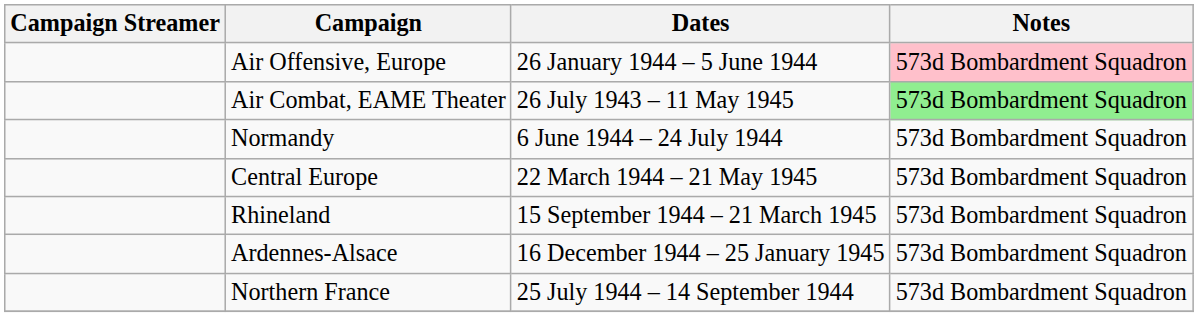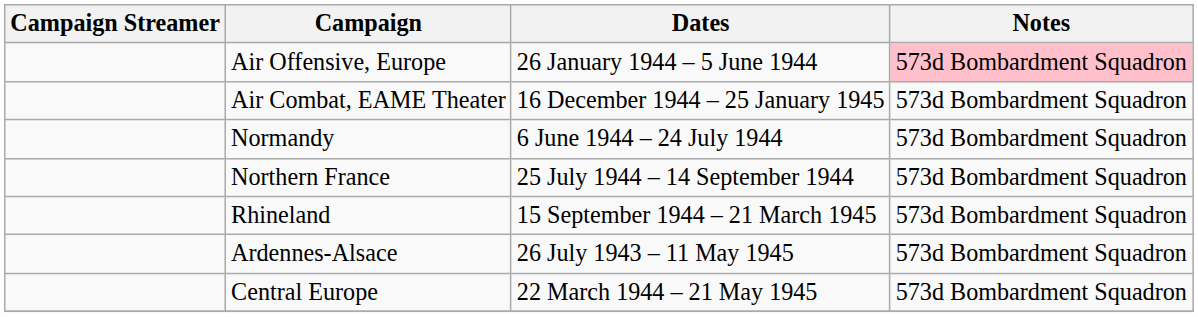(655, 100) 26 July 1943 – 11 May 1945 -> (701, 100) 16 December 1944 – 25 January 1945
(1041, 100) lightgreen background -> (1041, 100) no background
rows swapped: (311, 291) <-> (305, 176)
(701, 253) 16 December 1944 – 25 January 1945 -> (655, 253) 26 July 1943 – 11 May 1945
